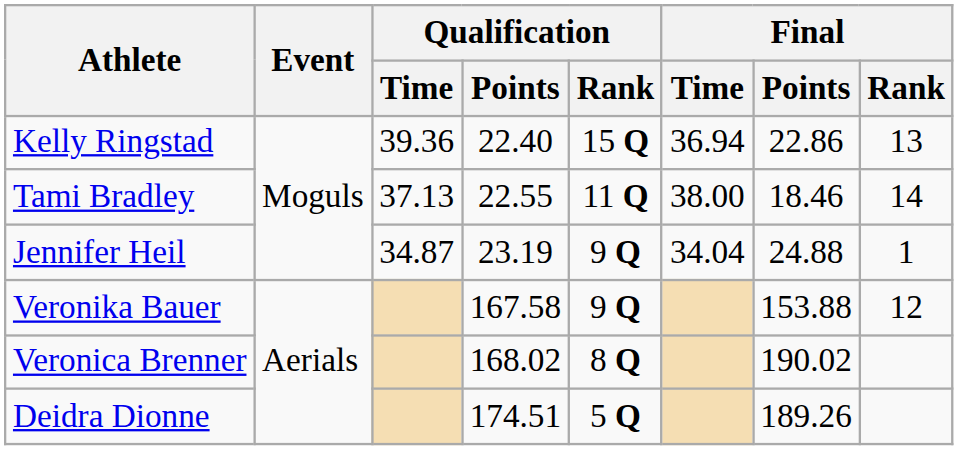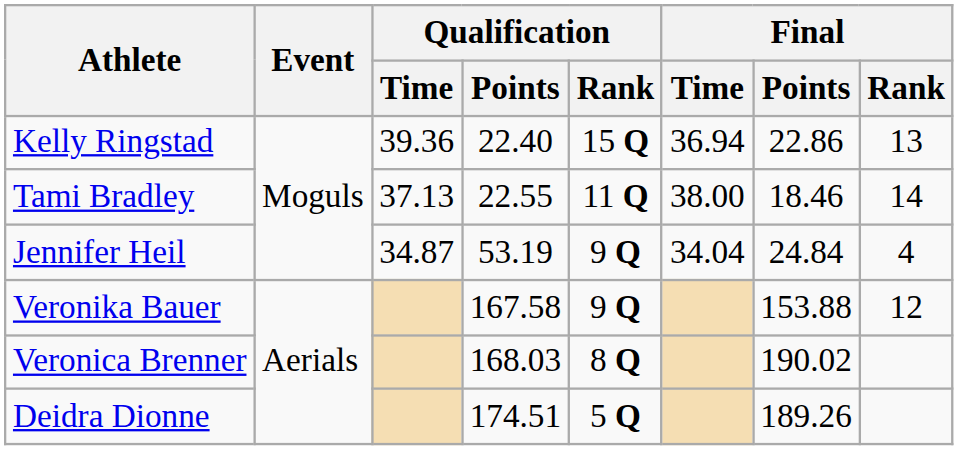(515, 251) 23.19 -> (515, 251) 53.19
(806, 251) 24.88 -> (806, 251) 24.84
(906, 251) 1 -> (906, 251) 4
(515, 361) 168.02 -> (515, 361) 168.03
